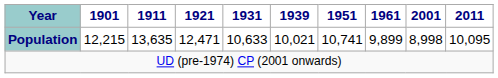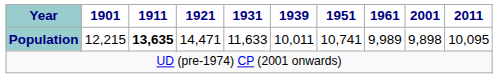(152, 38) normal -> (153, 38) bold
(199, 38) 12,471 -> (200, 38) 14,471
(247, 38) 10,633 -> (247, 38) 11,633
(295, 38) 10,021 -> (294, 38) 10,011
(386, 38) 9,899 -> (385, 38) 9,989
(426, 38) 8,998 -> (425, 38) 9,898
